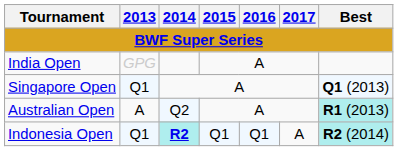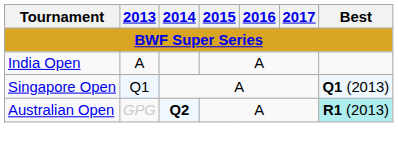(139, 63) GPG -> (139, 63) A
(139, 110) A -> (139, 110) GPG
(179, 110) normal -> (179, 110) bold
- row: (60, 134)
